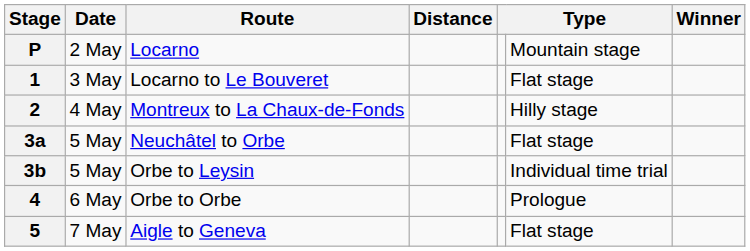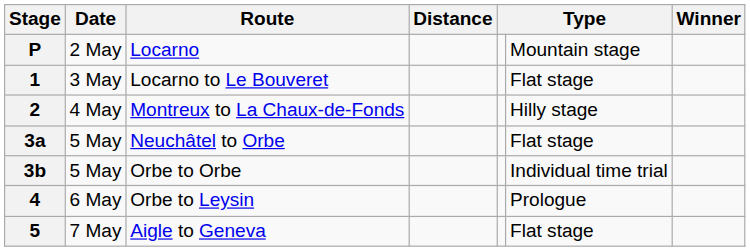(192, 170) Orbe to Leysin -> (186, 170) Orbe to Orbe
(186, 200) Orbe to Orbe -> (192, 200) Orbe to Leysin
